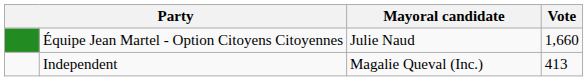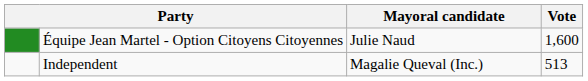(562, 40) 1,660 -> (562, 40) 1,600
(556, 64) 413 -> (556, 64) 513
